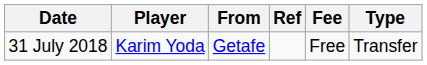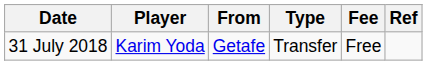columns swapped: (385, 18) <-> (287, 18)
